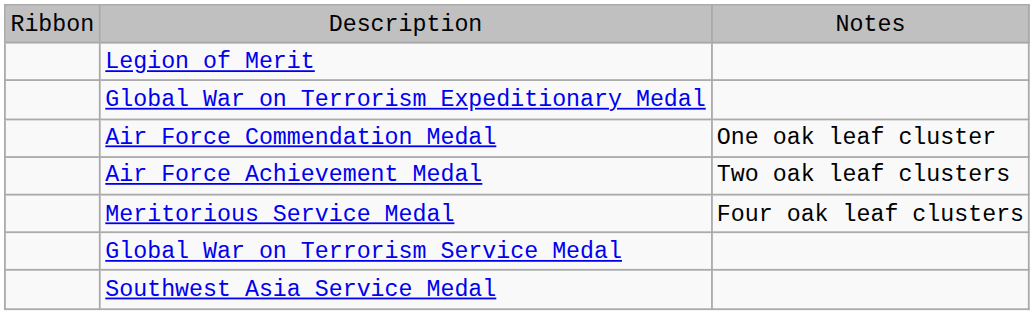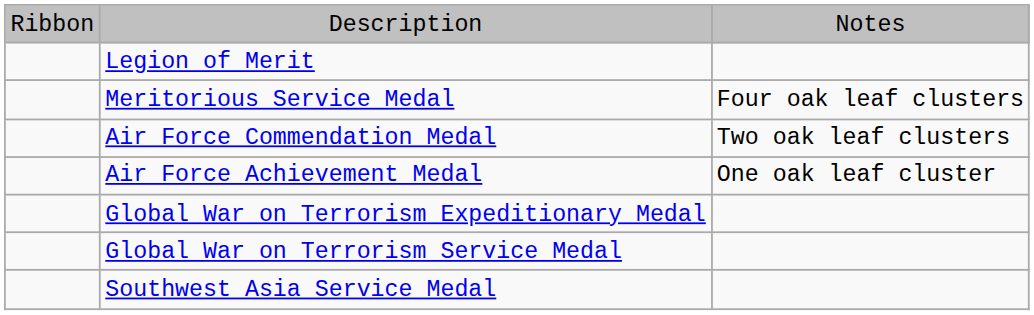rows swapped: (280, 213) <-> (406, 100)
(857, 138) One oak leaf cluster -> (863, 138) Two oak leaf clusters
(863, 176) Two oak leaf clusters -> (857, 176) One oak leaf cluster
